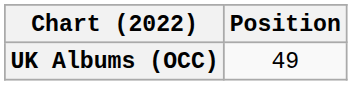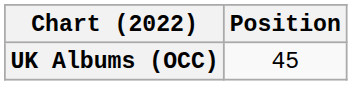(285, 61) 49 -> (285, 61) 45
